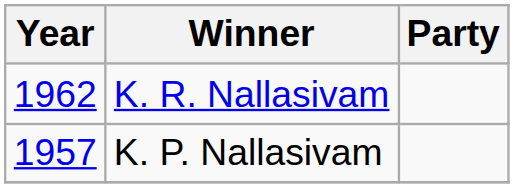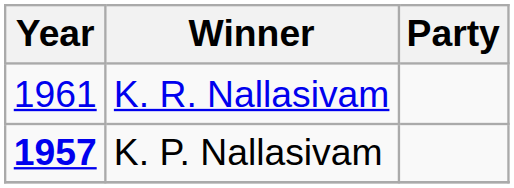(55, 93) 1962 -> (55, 93) 1961
(55, 152) normal -> (55, 152) bold
